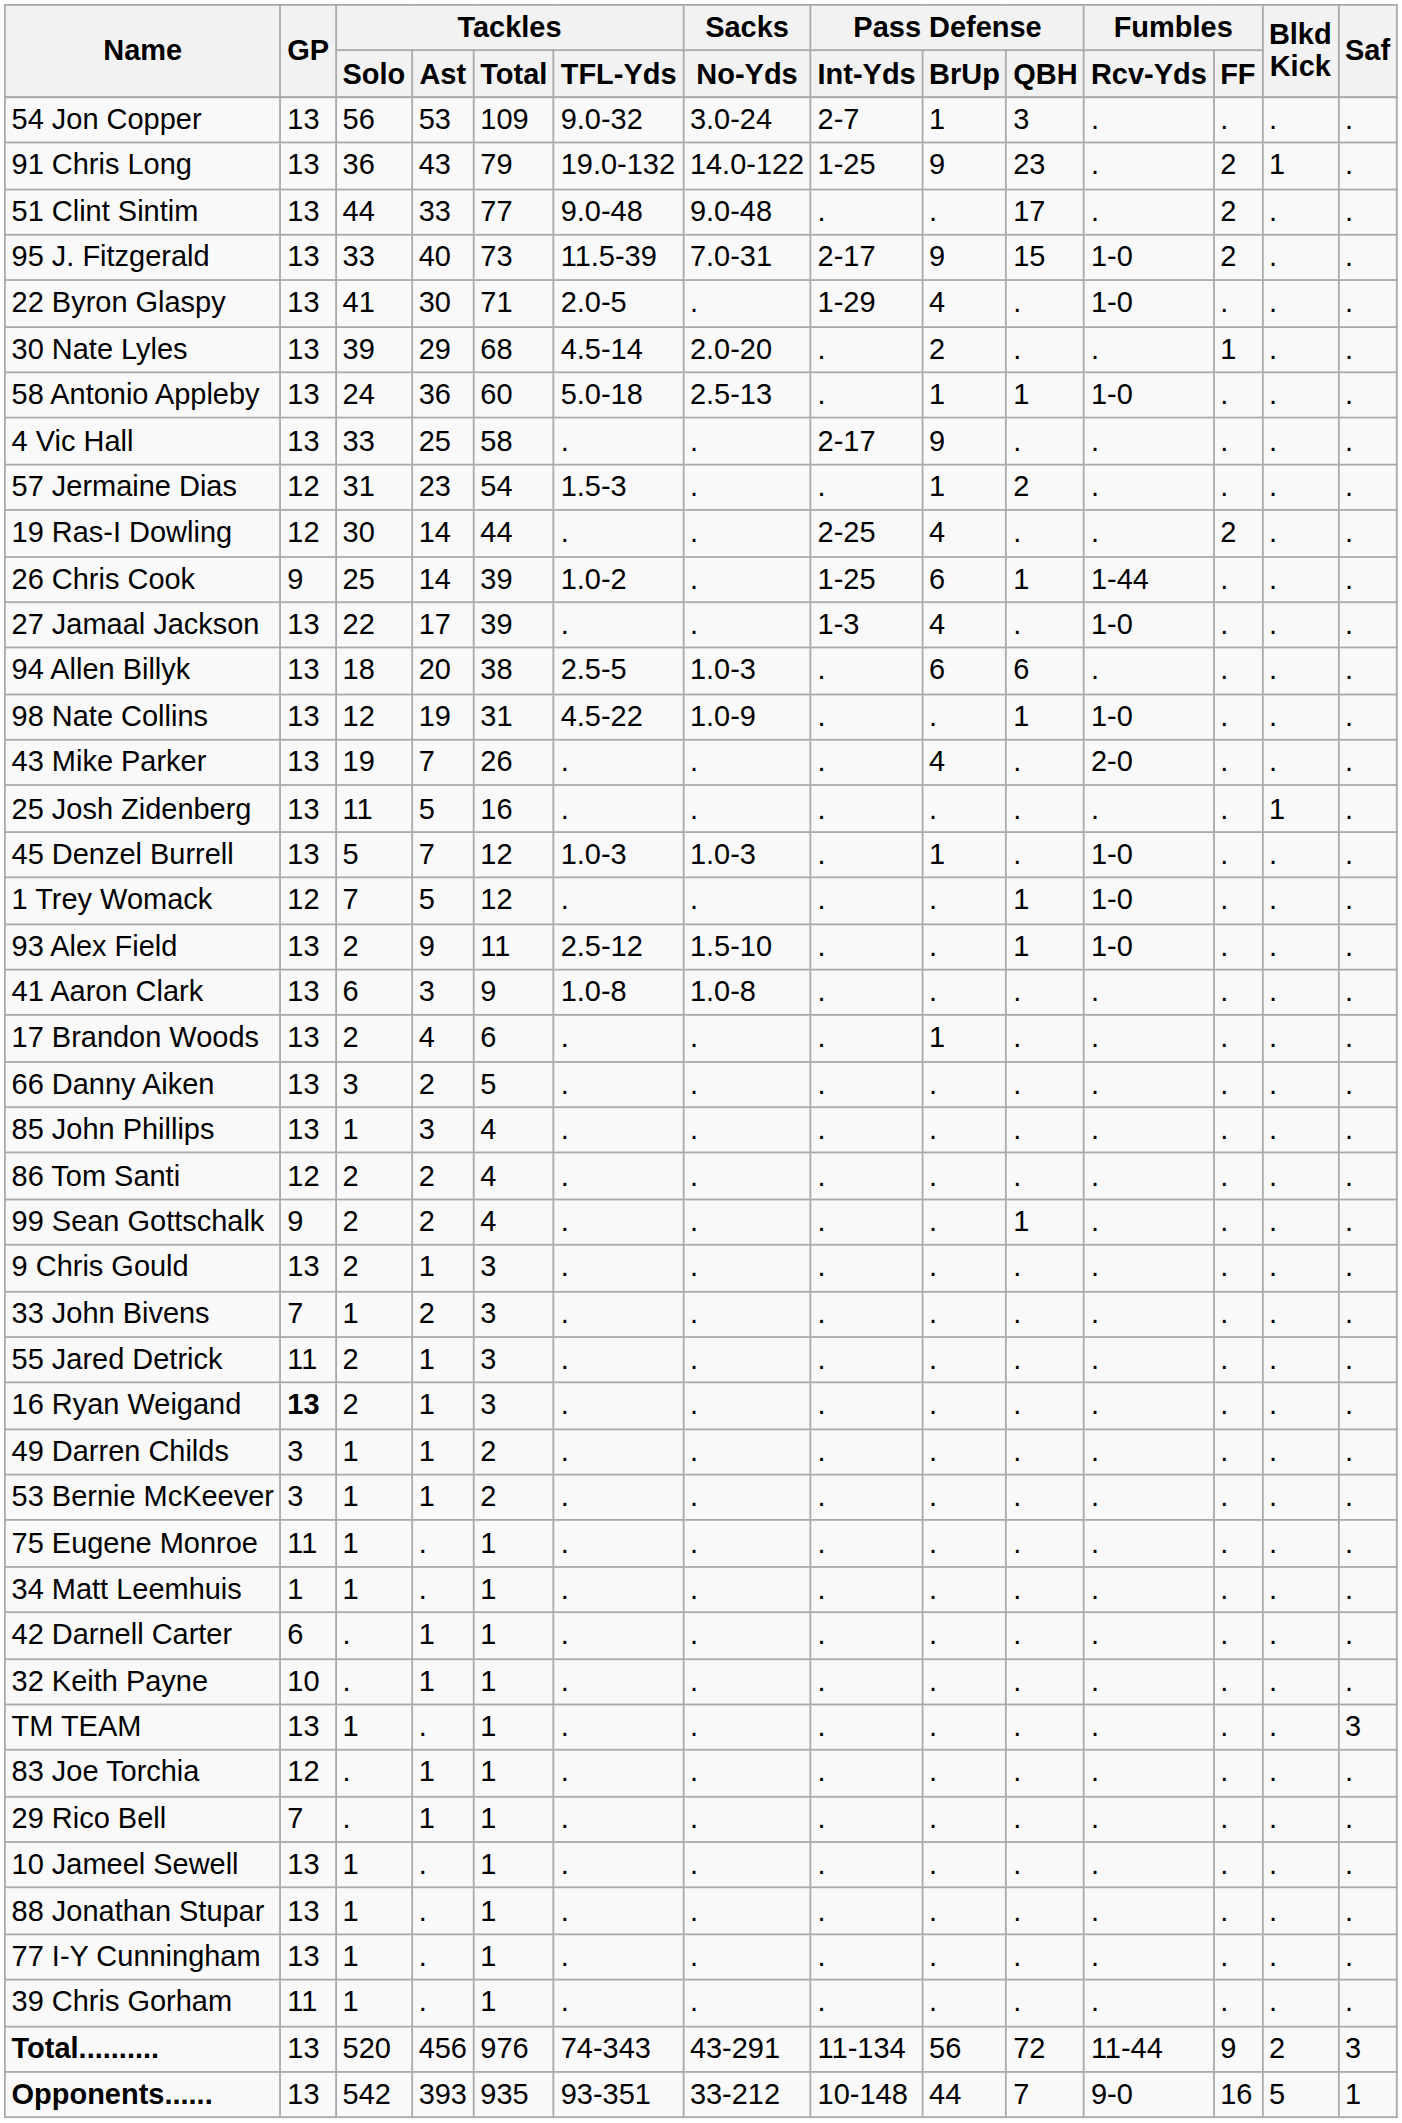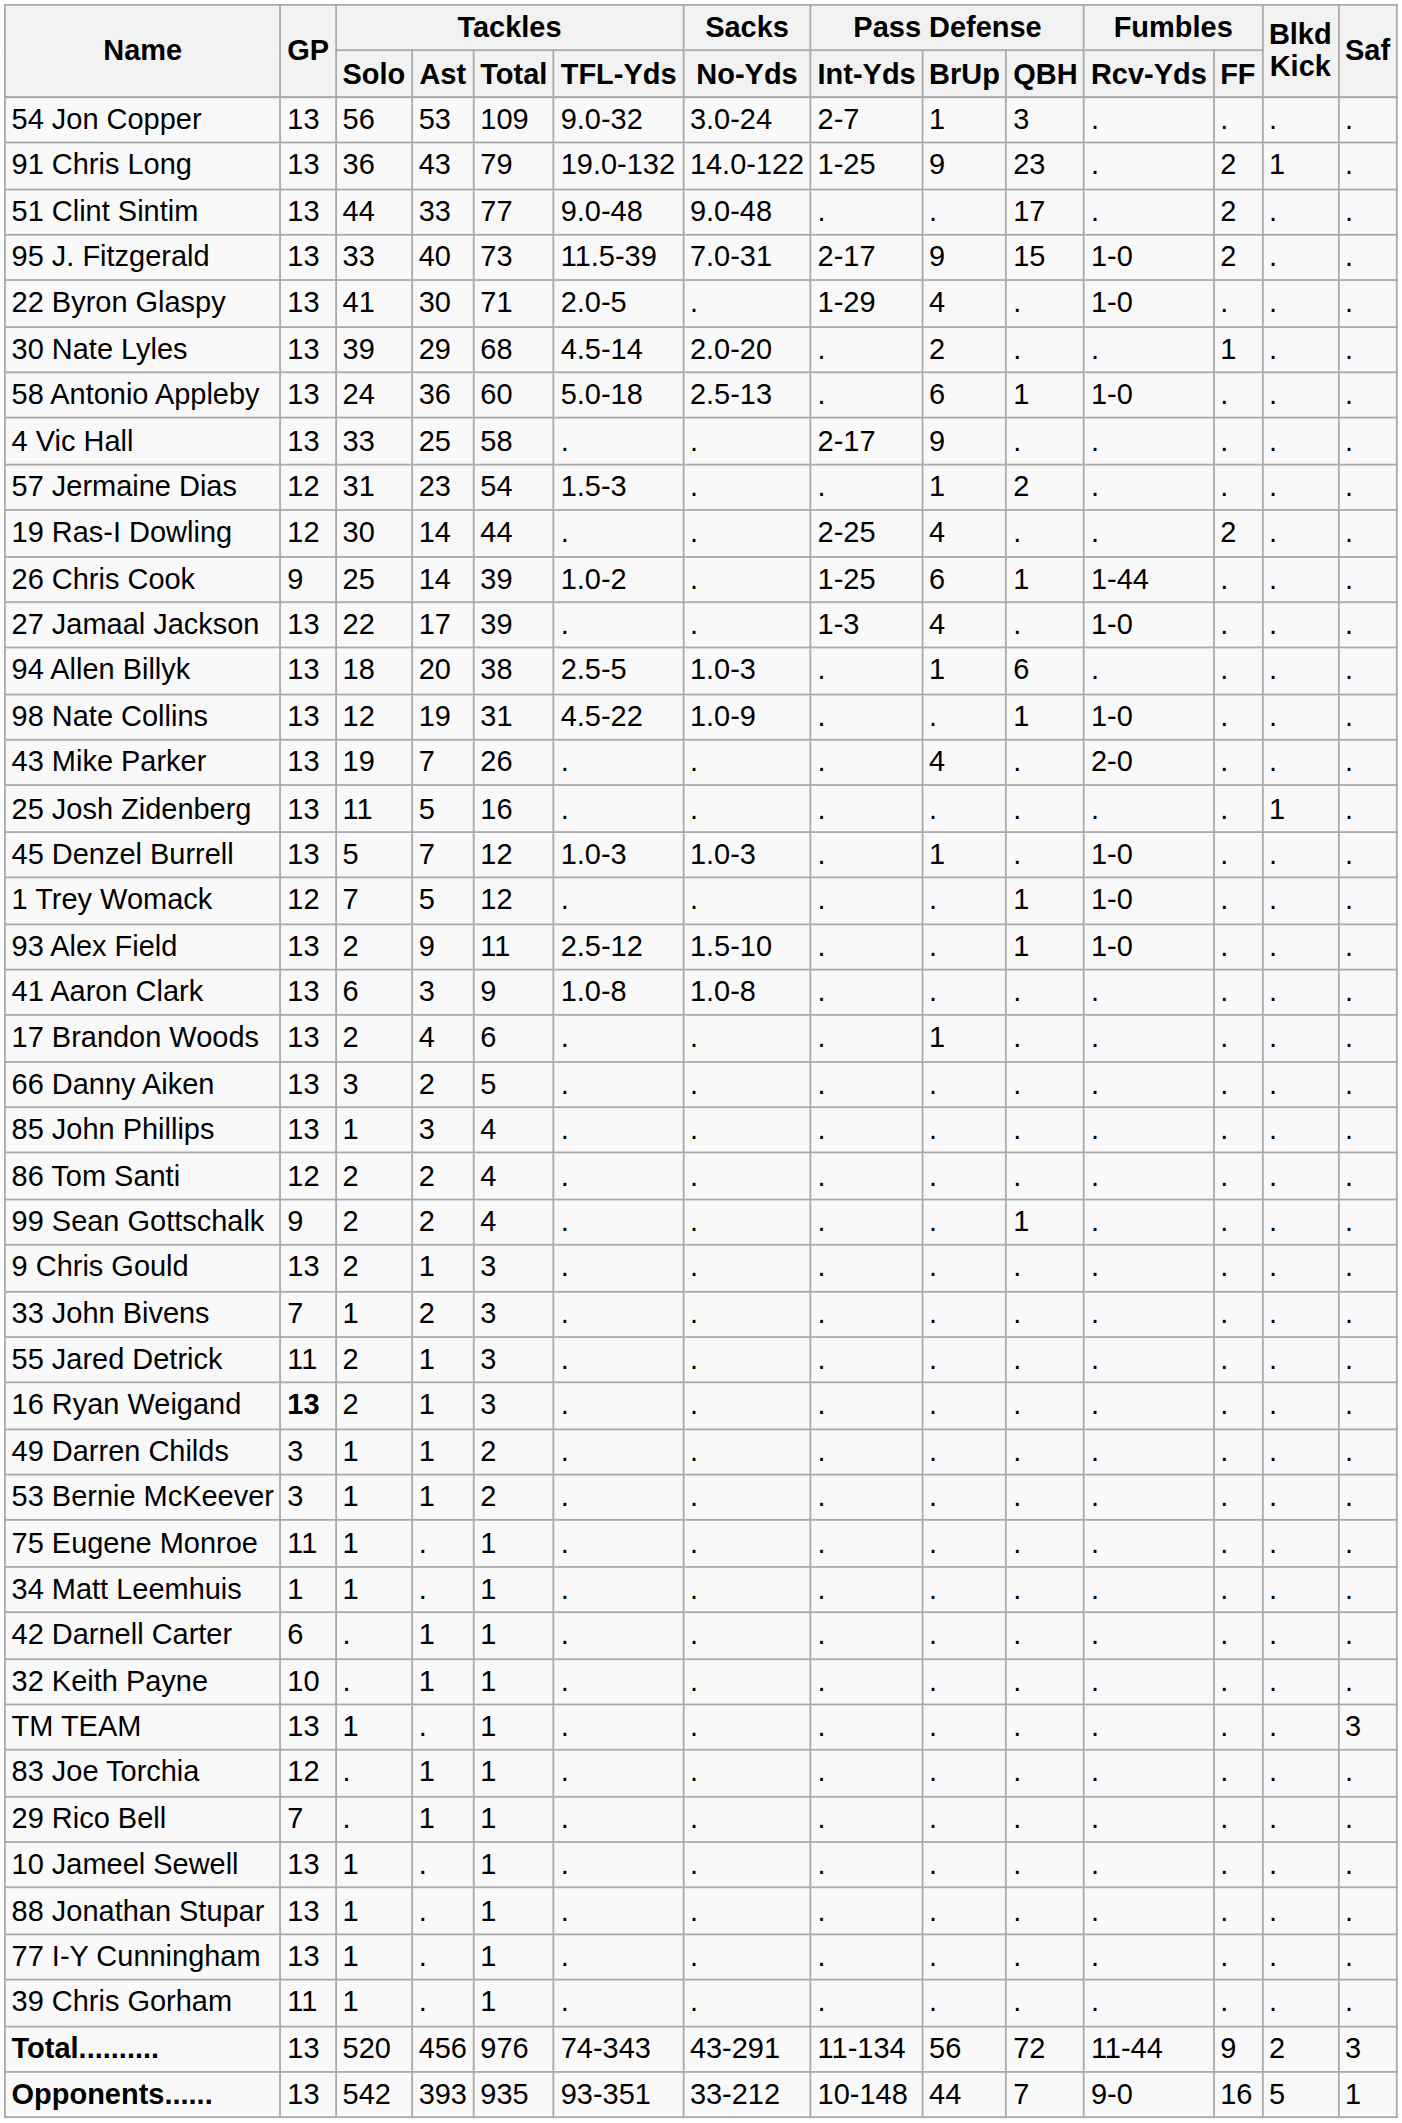(937, 394) 1 -> (937, 394) 6
(937, 670) 6 -> (937, 670) 1
